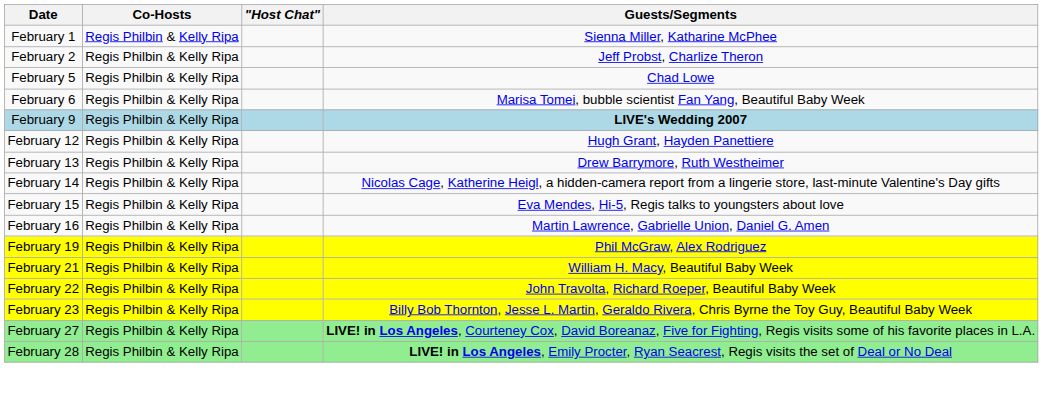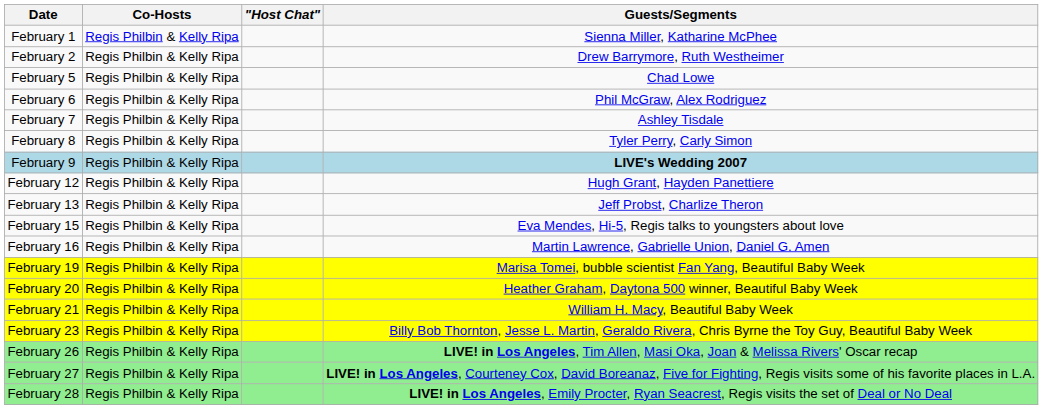(681, 57) Jeff Probst, Charlize Theron -> (681, 57) Drew Barrymore, Ruth Westheimer
(681, 99) Marisa Tomei, bubble scientist Fan Yang, Beautiful Baby Week -> (681, 99) Phil McGraw, Alex Rodriguez
+ row: (43, 120)
+ row: (43, 141)
(681, 162) Drew Barrymore, Ruth Westheimer -> (681, 204) Jeff Probst, Charlize Theron
- row: (43, 183)
(681, 246) Phil McGraw, Alex Rodriguez -> (681, 267) Marisa Tomei, bubble scientist Fan Yang, Beautiful Baby Week
+ row: (43, 288)
- row: (43, 288)
+ row: (43, 352)
